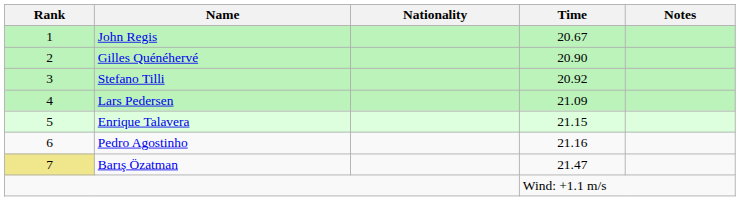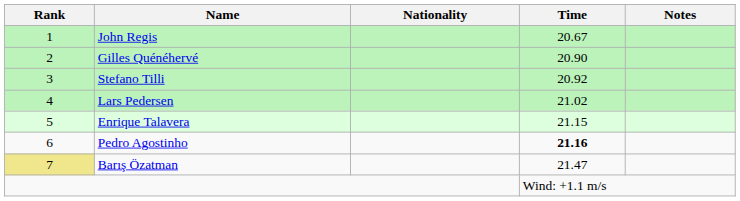(572, 100) 21.09 -> (572, 100) 21.02
(572, 143) normal -> (572, 143) bold
